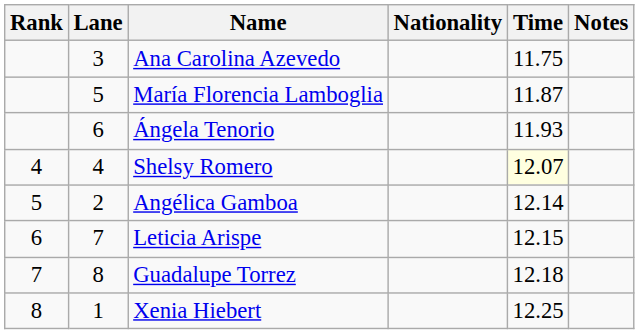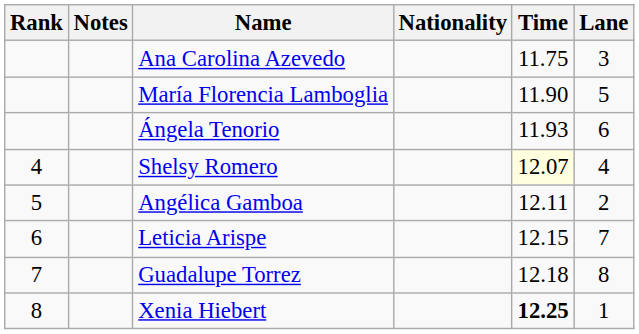columns swapped: (98, 22) <-> (601, 22)
(538, 94) 11.87 -> (543, 94) 11.90
(538, 202) 12.14 -> (543, 202) 12.11
(538, 310) normal -> (543, 310) bold
